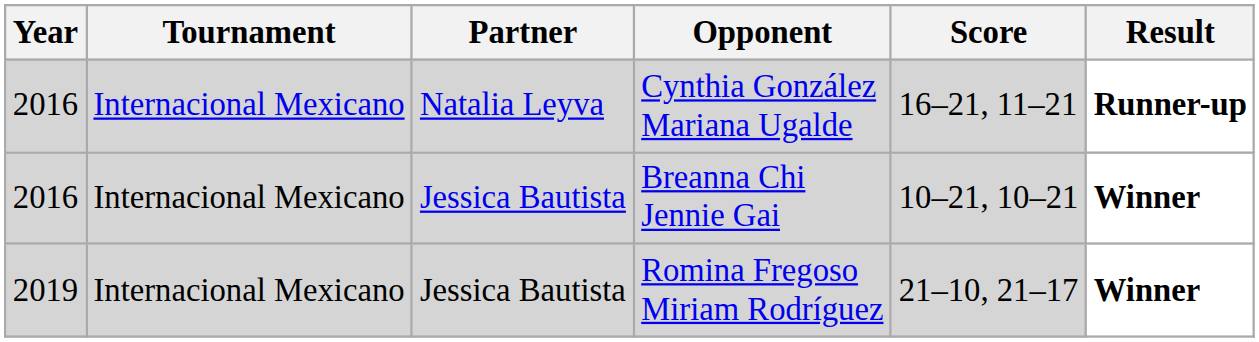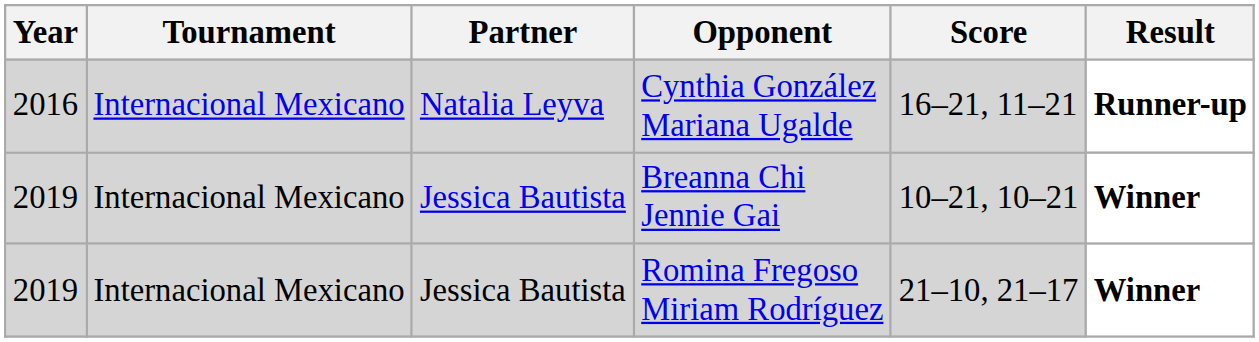(45, 197) 2016 -> (45, 197) 2019
